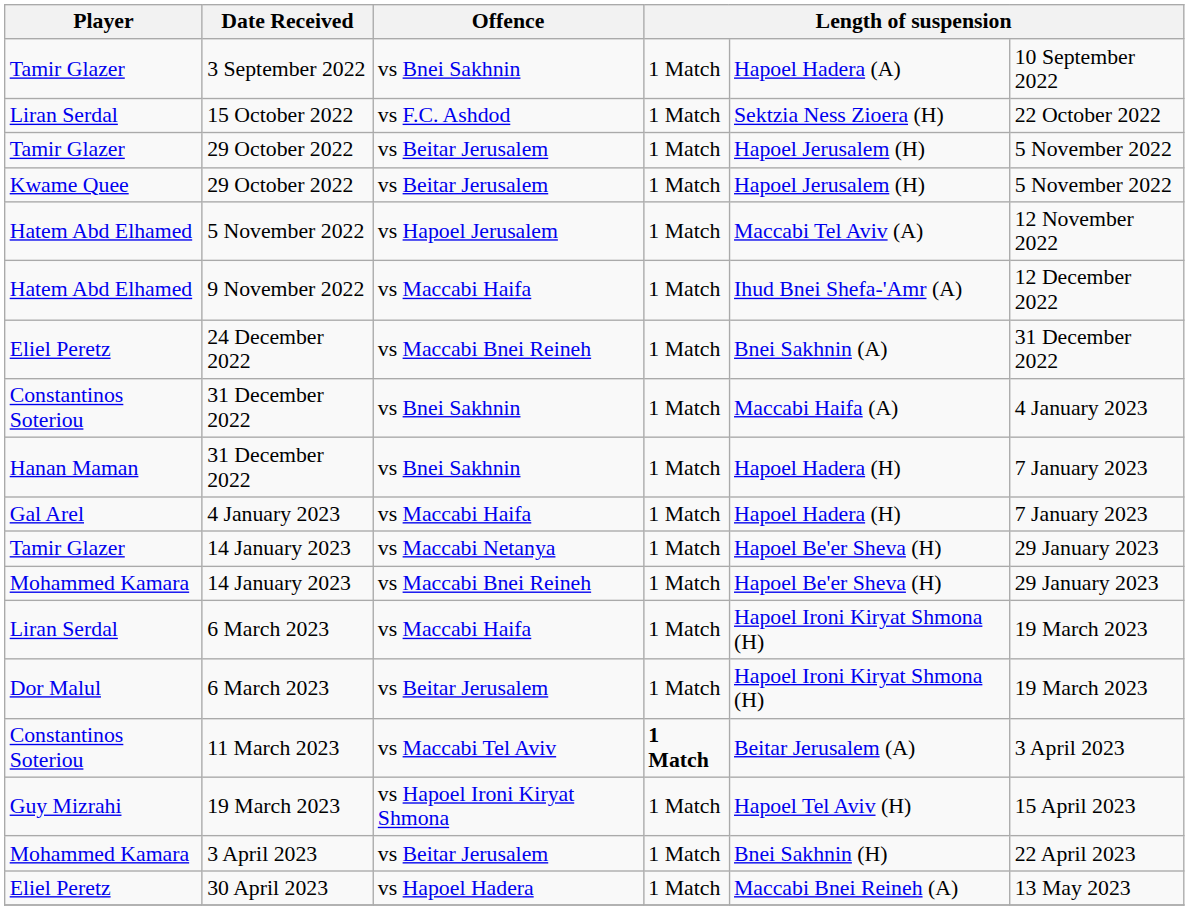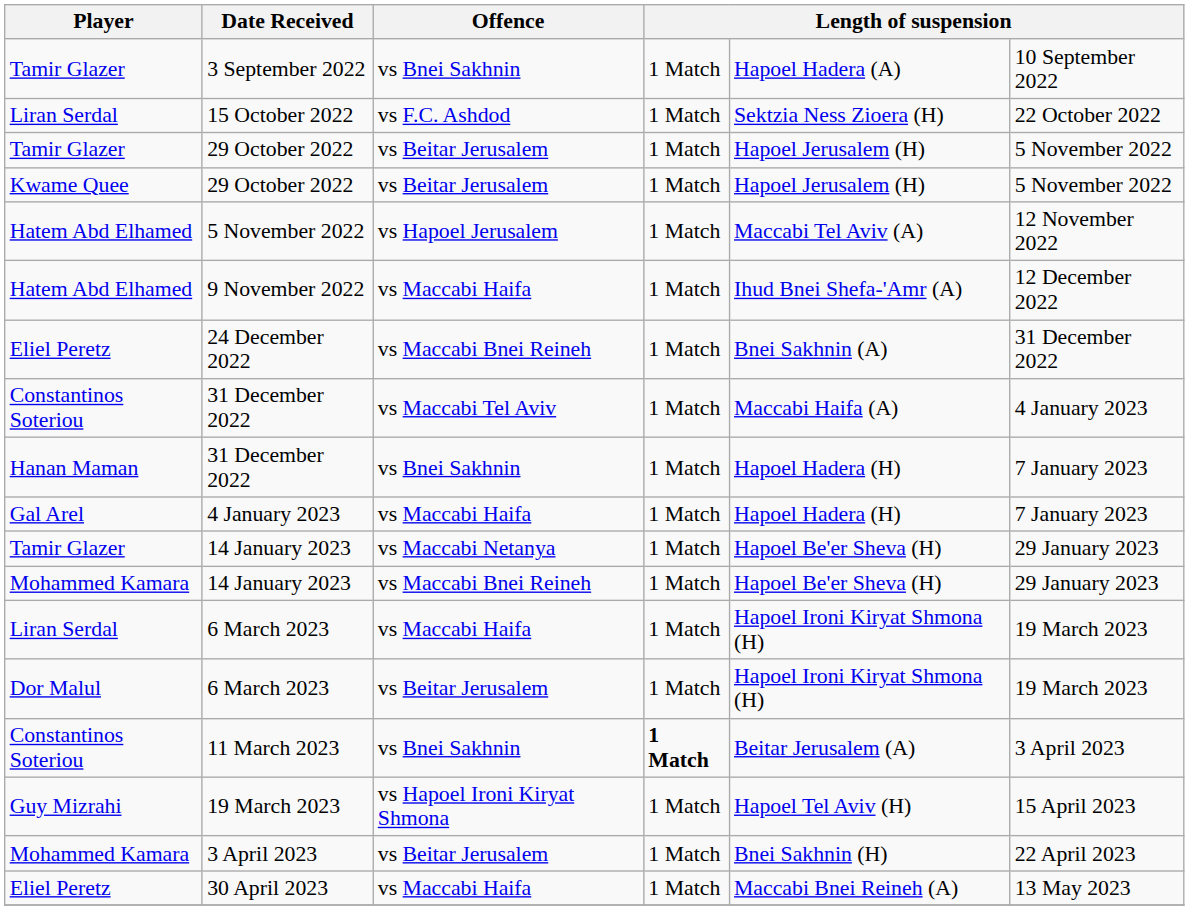(449, 407) vs Bnei Sakhnin -> (467, 407) vs Maccabi Tel Aviv
(467, 747) vs Maccabi Tel Aviv -> (449, 747) vs Bnei Sakhnin
(456, 887) vs Hapoel Hadera -> (455, 887) vs Maccabi Haifa
